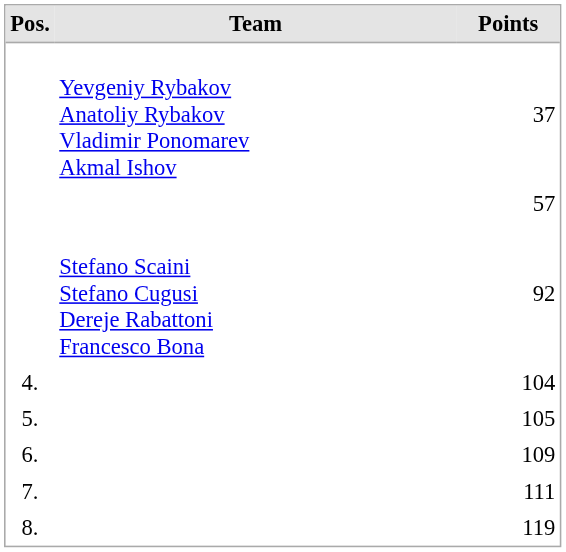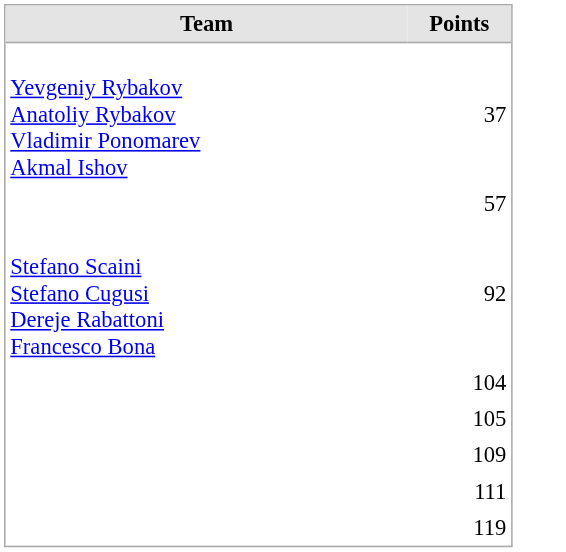- column: (30, 23)
